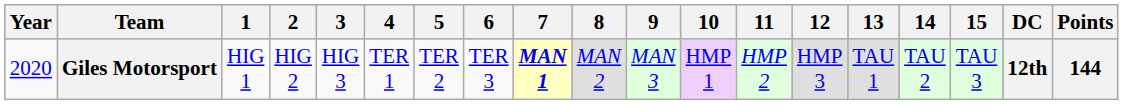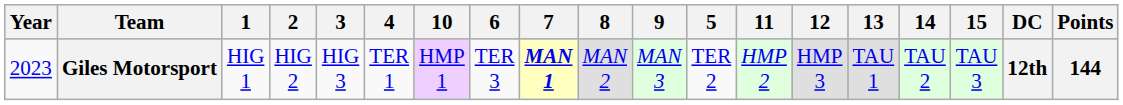columns swapped: (439, 21) <-> (708, 21)
(31, 68) 2020 -> (31, 68) 2023
